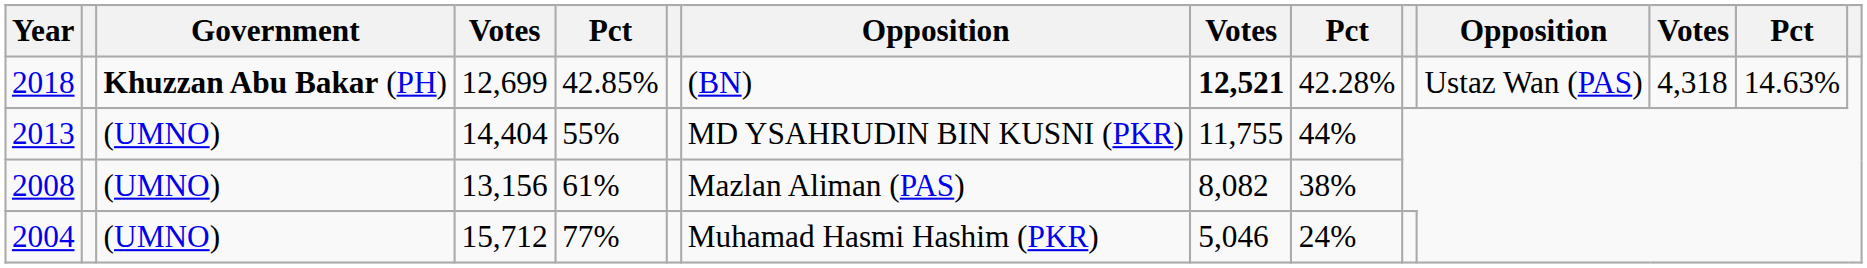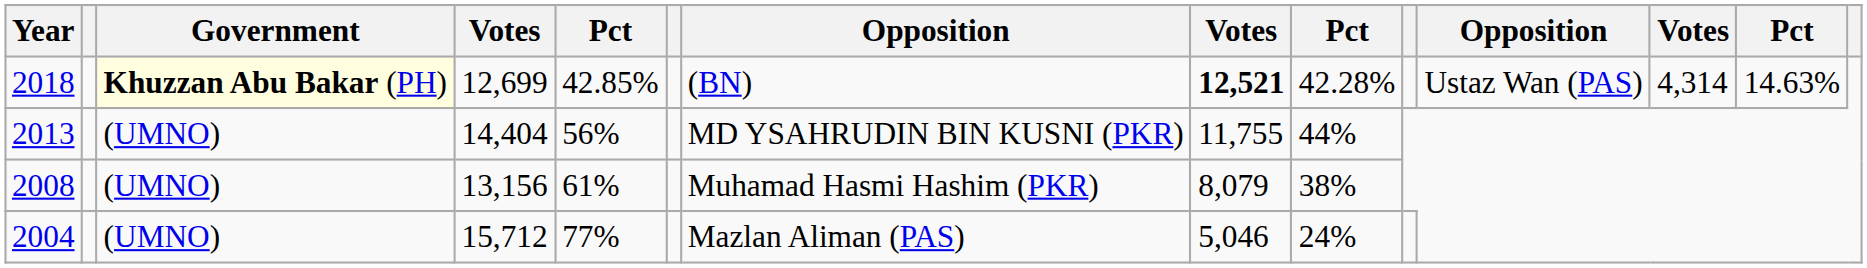(275, 81) no background -> (275, 81) lightyellow background
(1692, 81) 4,318 -> (1692, 81) 4,314
(591, 133) 55% -> (591, 133) 56%
(826, 185) Mazlan Aliman (PAS) -> (893, 185) Muhamad Hasmi Hashim (PKR)
(1233, 185) 8,082 -> (1233, 185) 8,079
(893, 236) Muhamad Hasmi Hashim (PKR) -> (826, 236) Mazlan Aliman (PAS)
